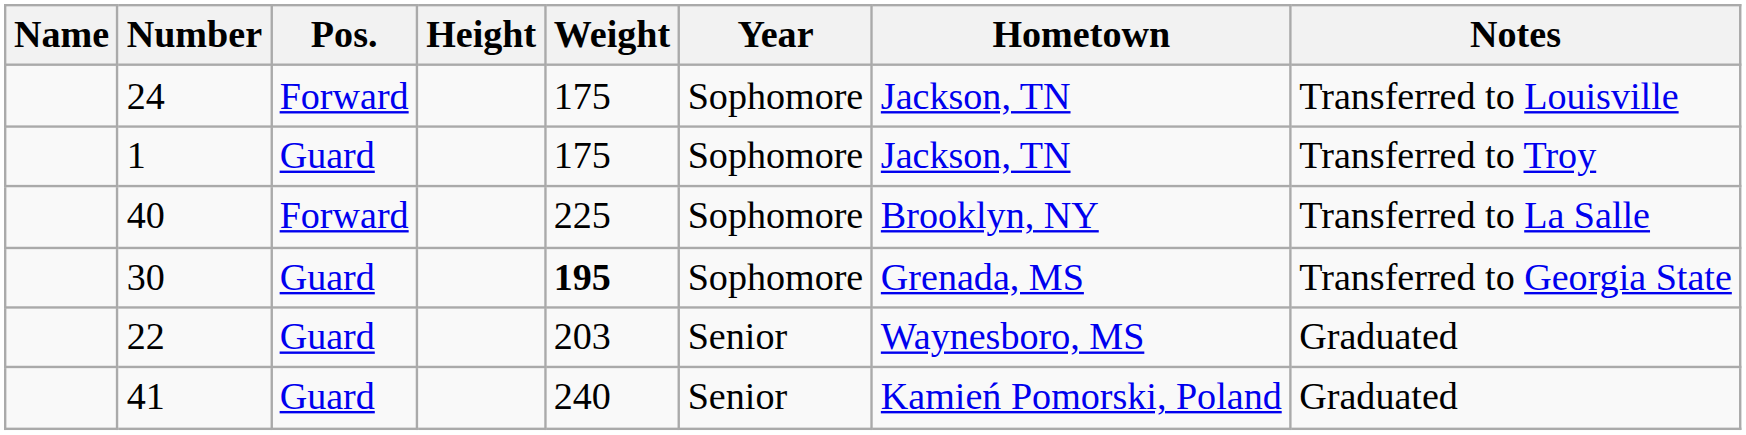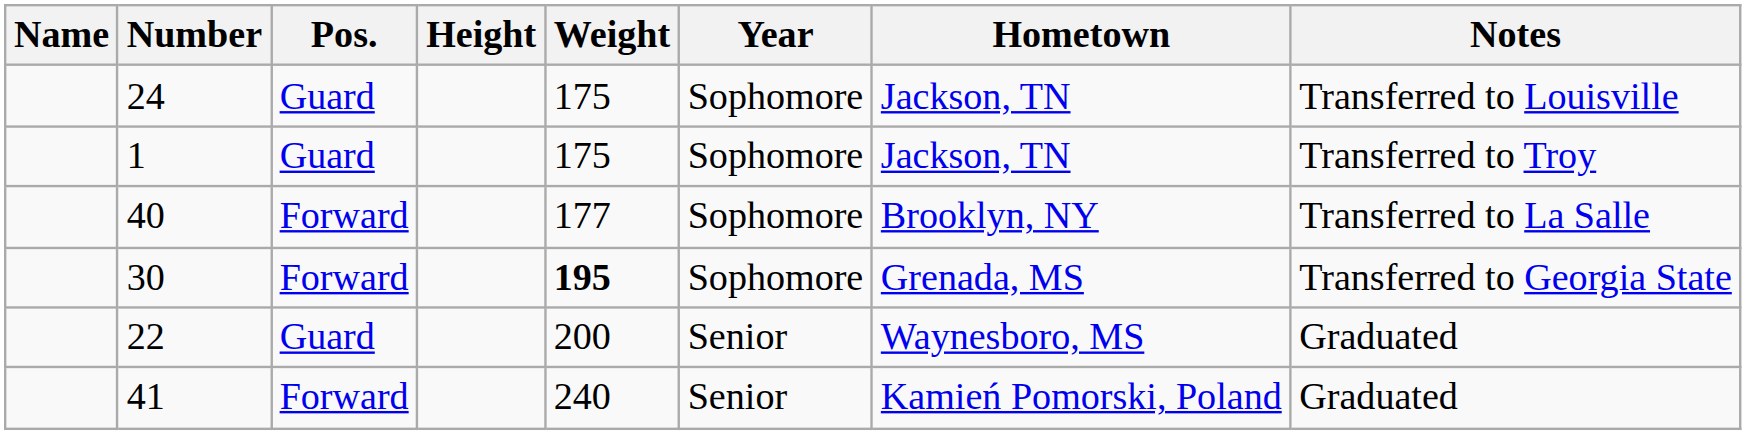(344, 95) Forward -> (327, 95) Guard
(582, 215) 225 -> (582, 215) 177
(327, 276) Guard -> (344, 276) Forward
(582, 336) 203 -> (582, 336) 200
(327, 397) Guard -> (344, 397) Forward
